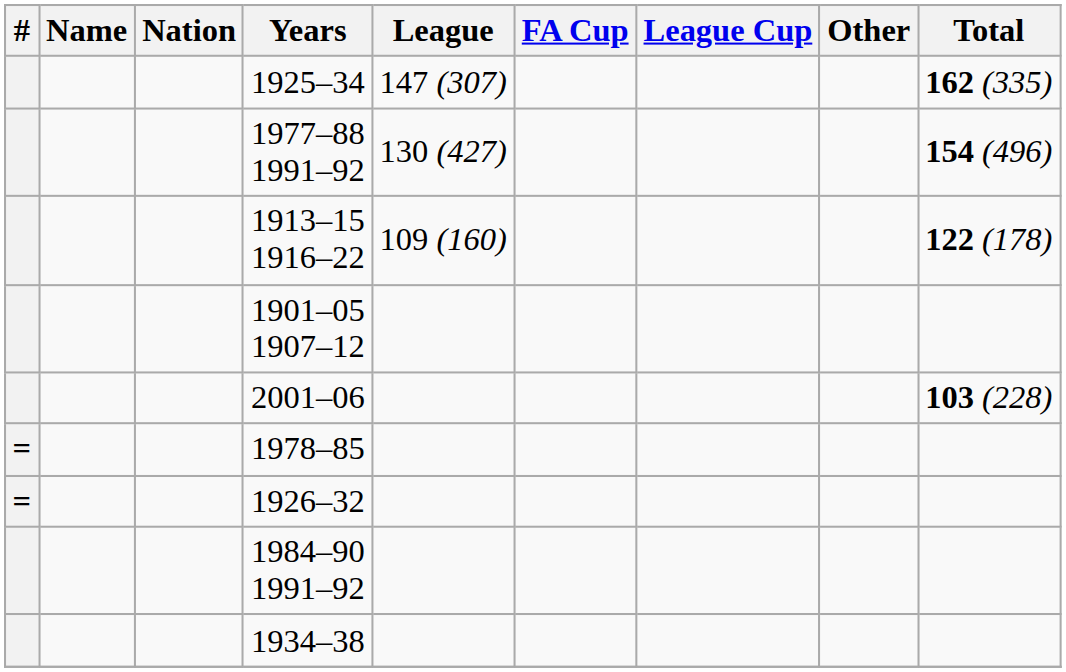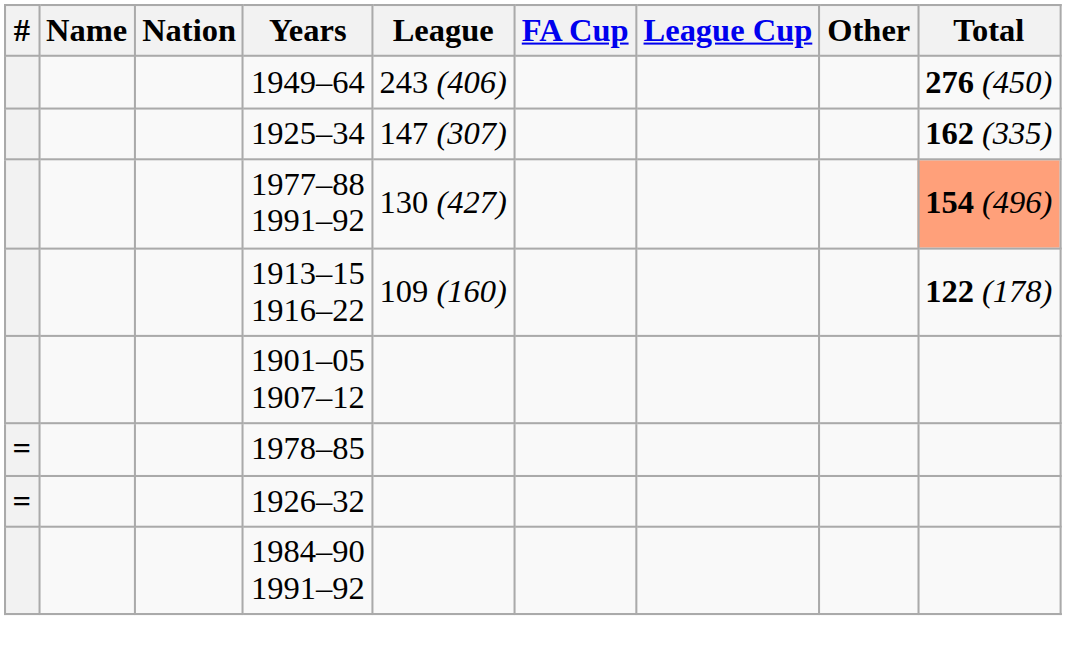+ row: (308, 81)
(989, 151) no background -> (989, 203) lightsalmon background
- row: (308, 397)
- row: (308, 640)
